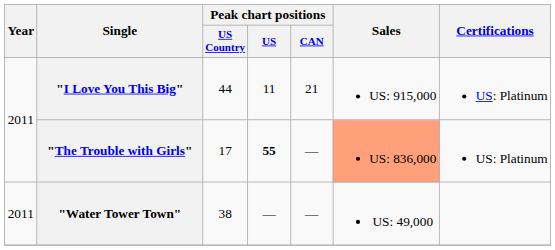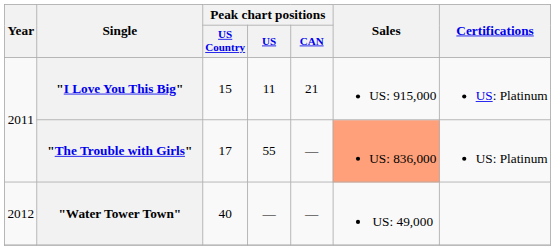(225, 88) 44 -> (225, 88) 15
(269, 151) bold -> (269, 151) normal
(21, 213) 2011 -> (21, 213) 2012
(225, 213) 38 -> (225, 213) 40
